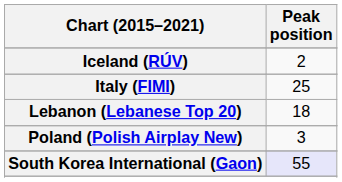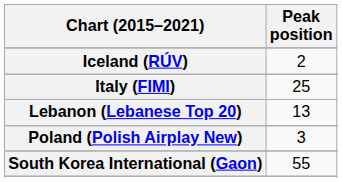(301, 112) 18 -> (301, 112) 13
(301, 163) lavender background -> (301, 163) no background
